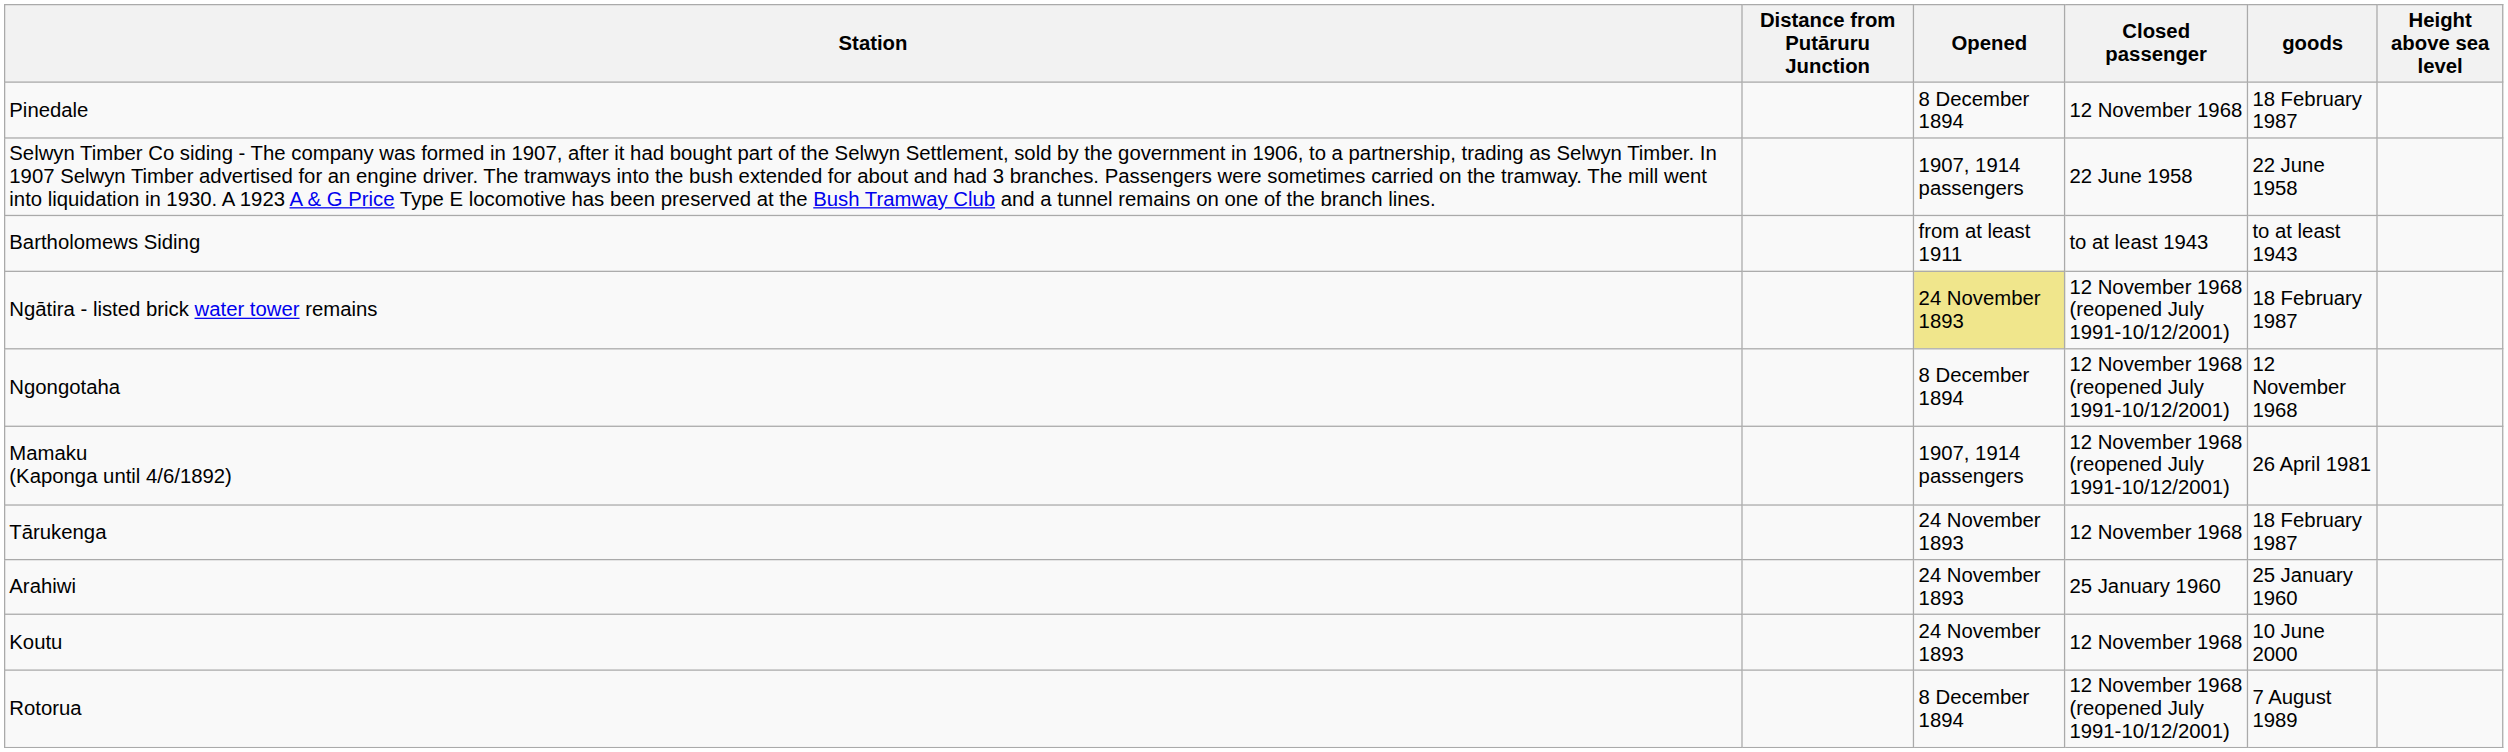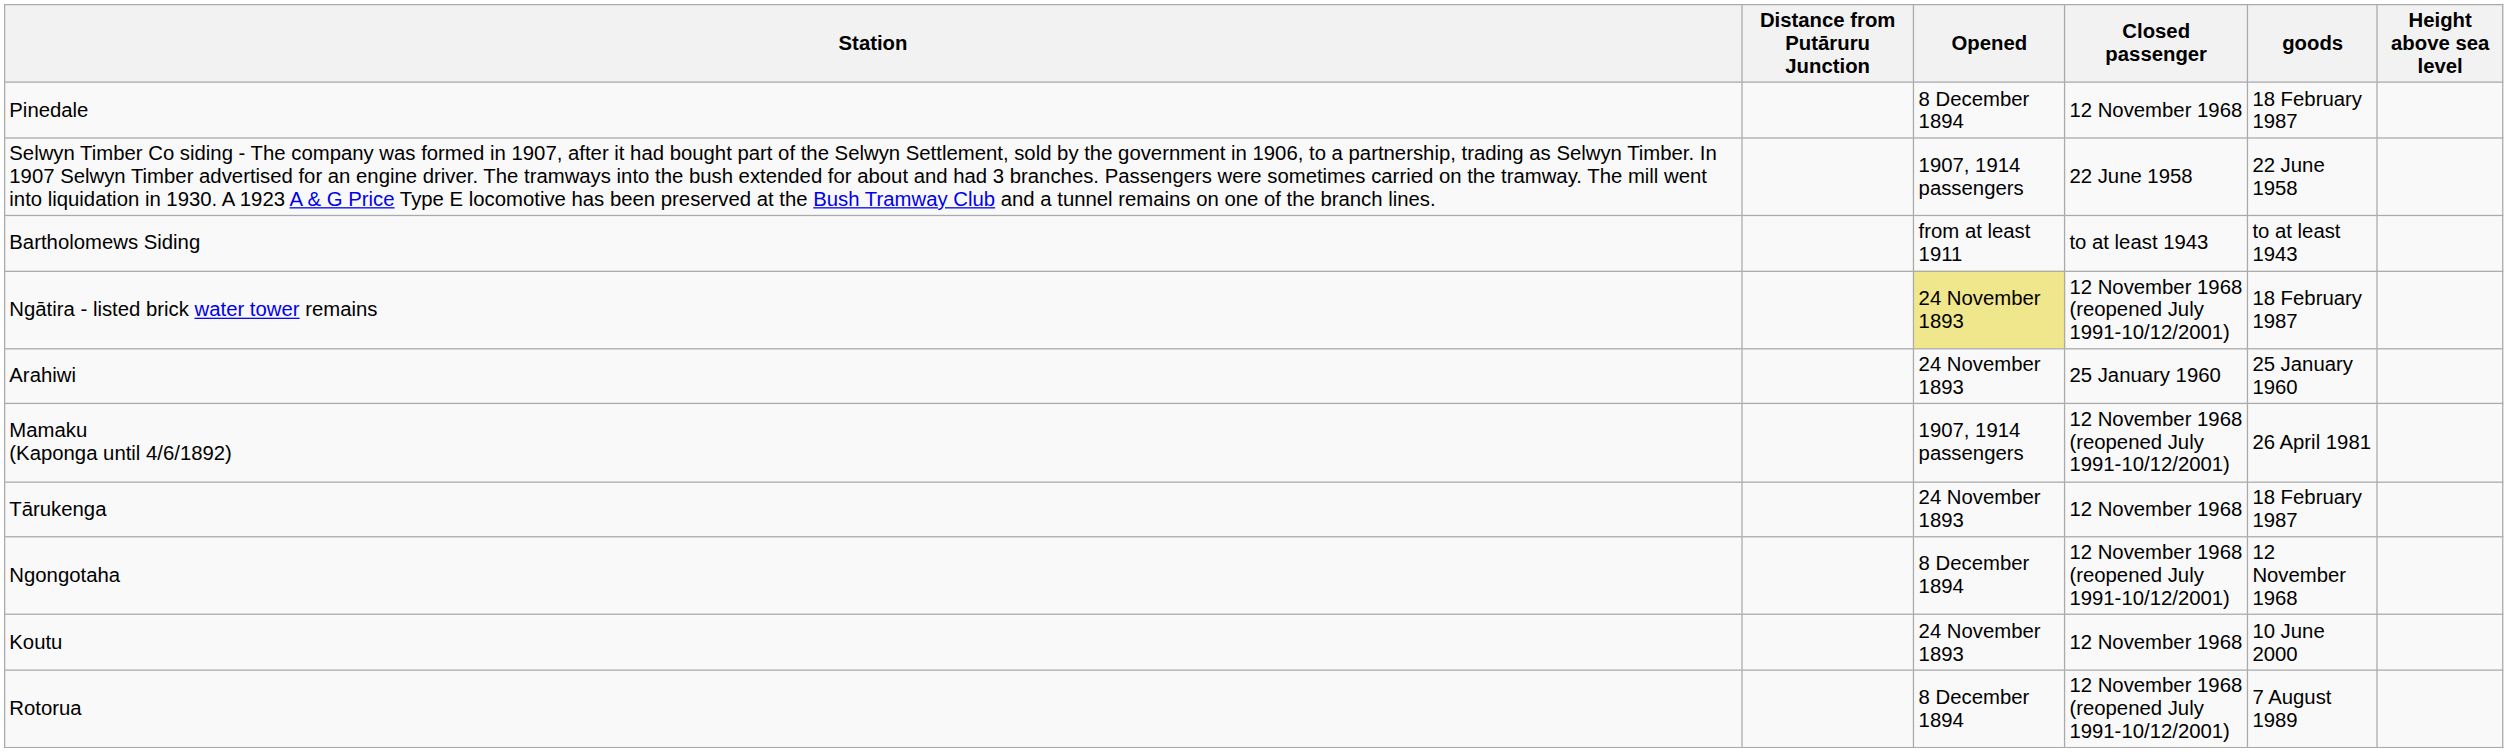rows swapped: (43, 587) <-> (65, 387)
